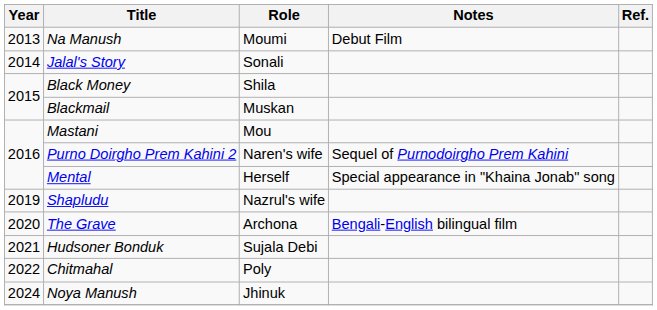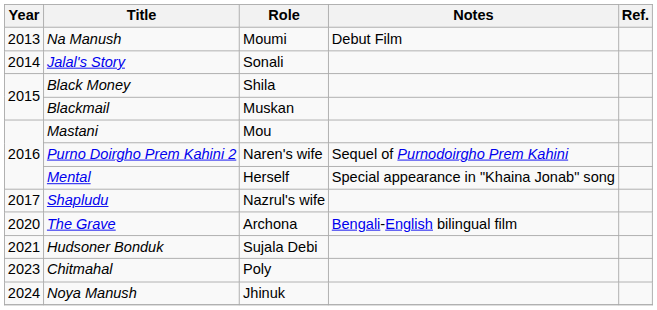(24, 200) 2019 -> (24, 200) 2017
(24, 270) 2022 -> (24, 270) 2023
